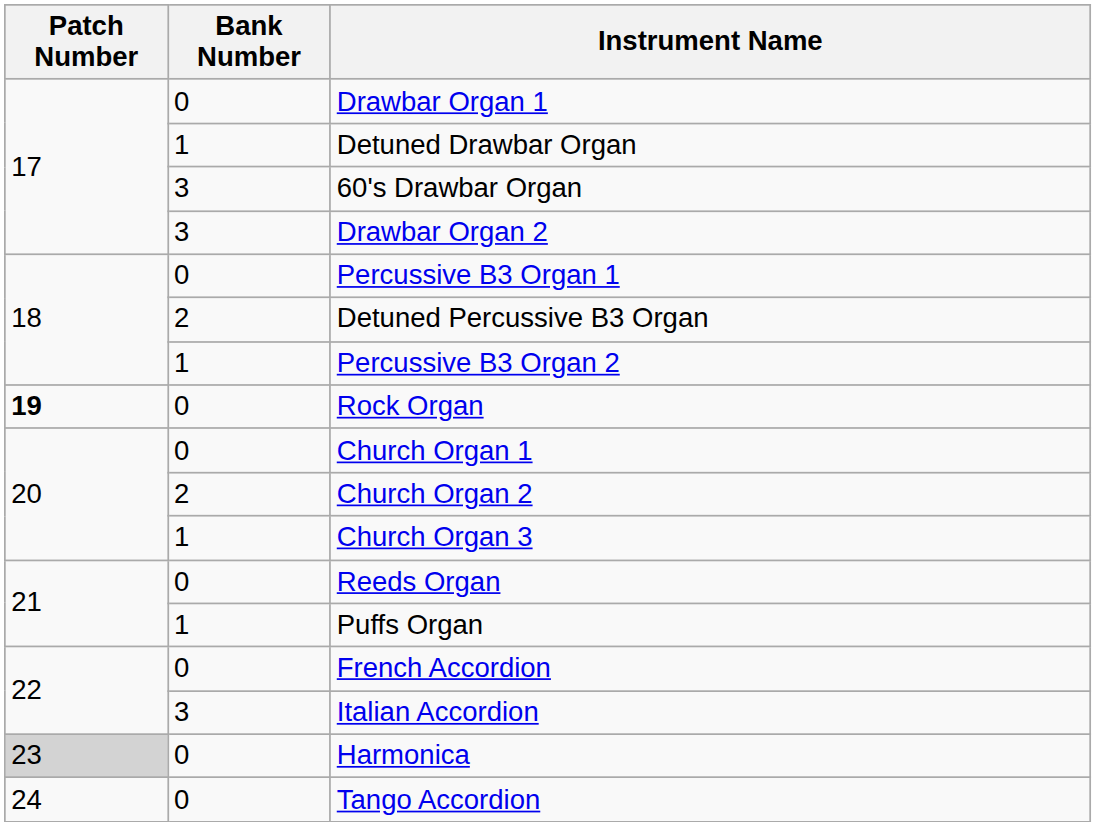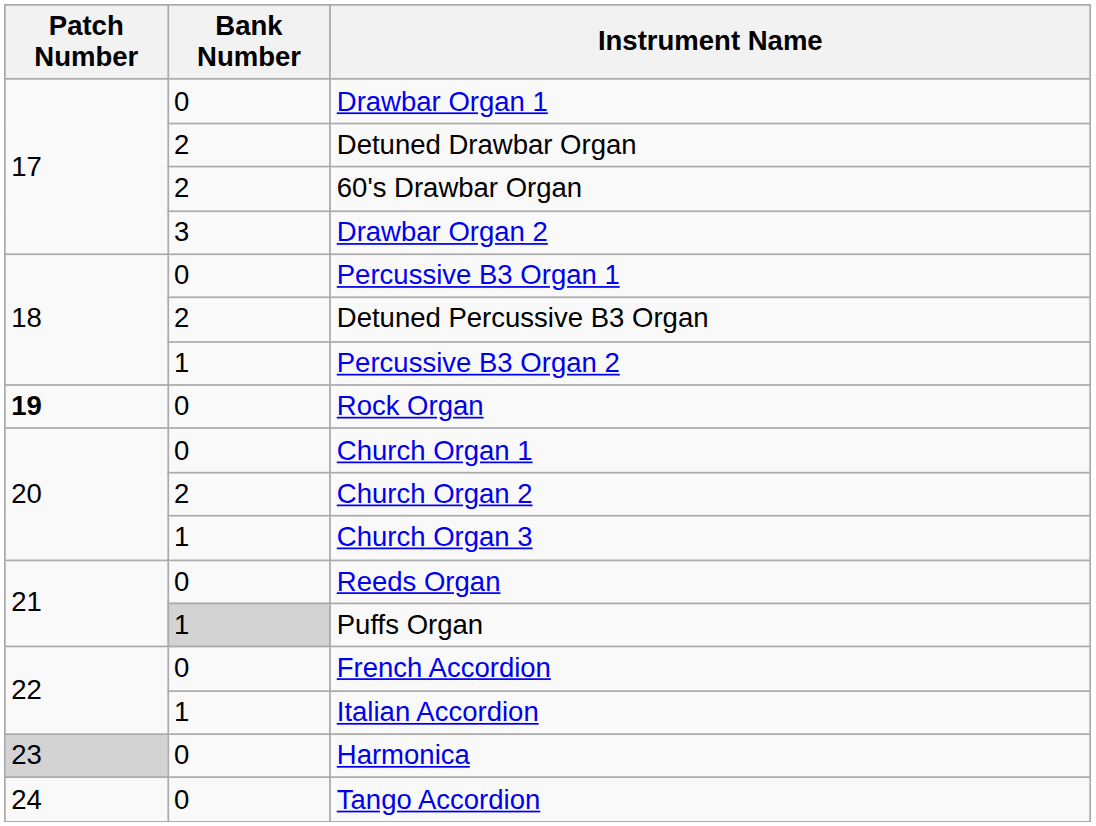(182, 144) 1 -> (182, 144) 2
(182, 188) 3 -> (182, 188) 2
(182, 624) no background -> (182, 624) lightgrey background
(182, 711) 3 -> (182, 711) 1
